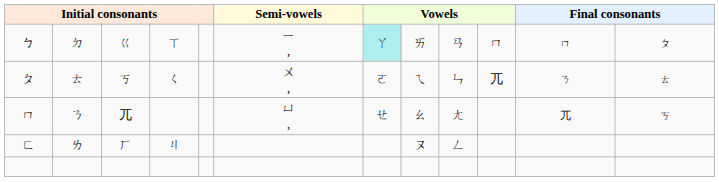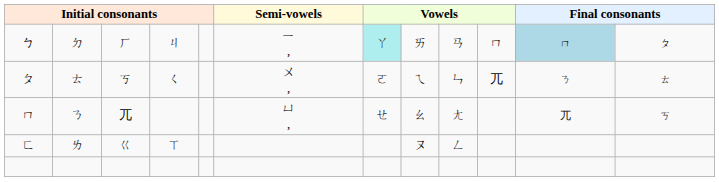(126, 42) ㄍ -> (126, 42) ㄏ
(174, 42) ㄒ -> (174, 42) ㄐ
(565, 43) no background -> (565, 43) lightblue background
(126, 145) ㄏ -> (126, 145) ㄍ
(174, 145) ㄐ -> (174, 145) ㄒ
